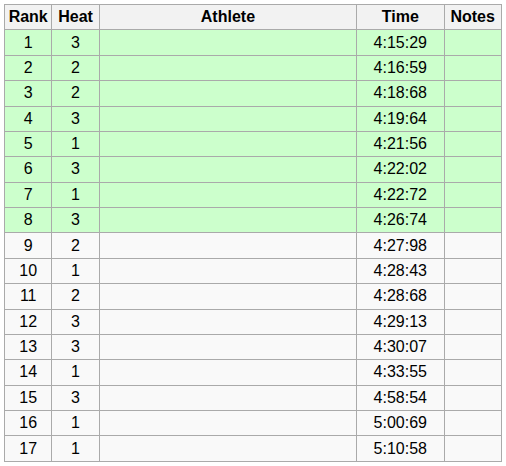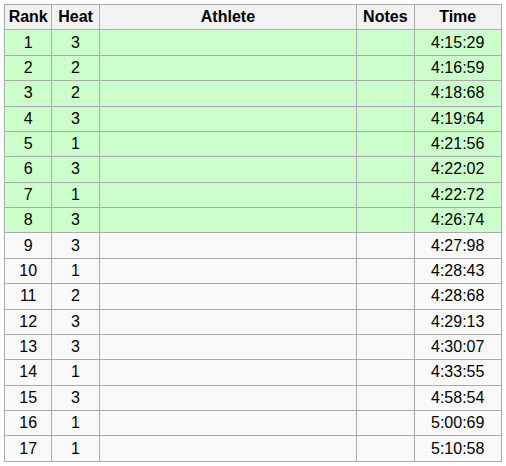columns swapped: (400, 17) <-> (473, 17)
(76, 245) 2 -> (76, 245) 3
